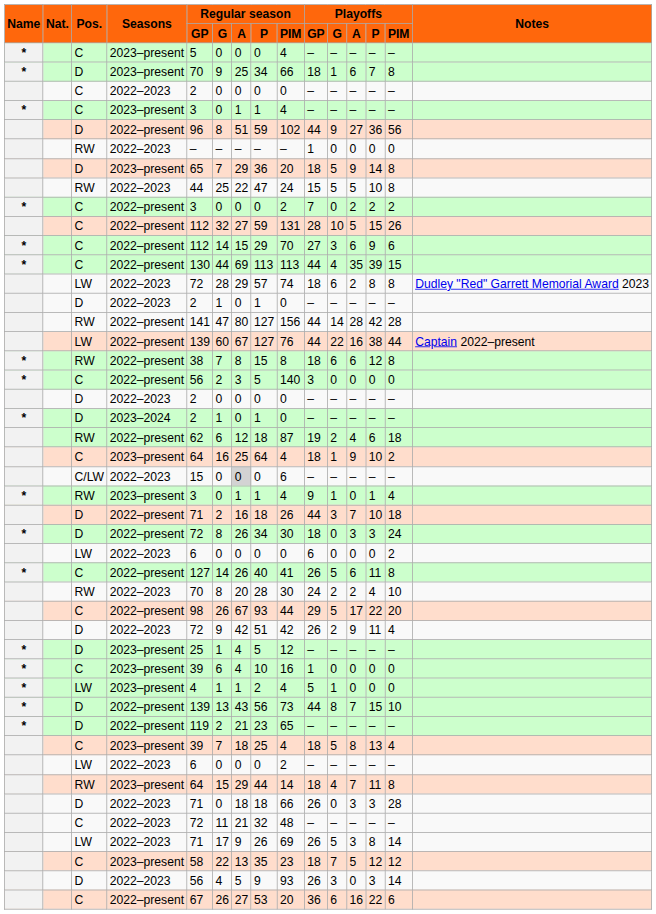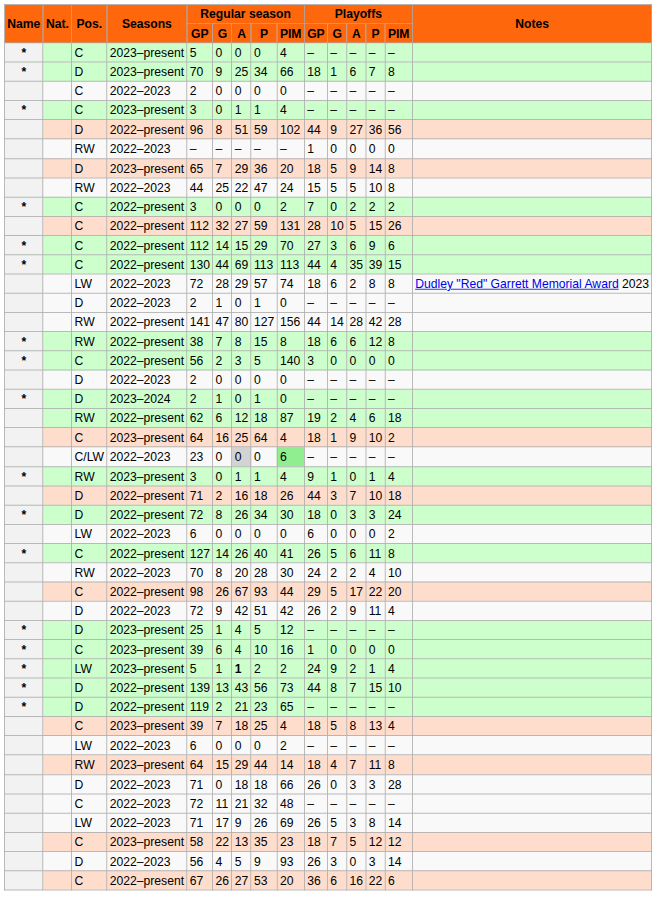- row: (83, 341)
(196, 476) 15 -> (196, 457) 23
(283, 476) no background -> (283, 457) lightgreen background
(193, 688) 4 -> (193, 669) 5
(238, 688) normal -> (238, 669) bold
(283, 688) 4 -> (283, 669) 2
(311, 688) 5 -> (314, 669) 24
(334, 688) 1 -> (334, 669) 9
(353, 688) 0 -> (353, 669) 2
(372, 688) 0 -> (372, 669) 1
(391, 688) 0 -> (391, 669) 4
